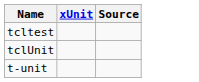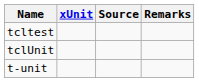+ column: (168, 14)
